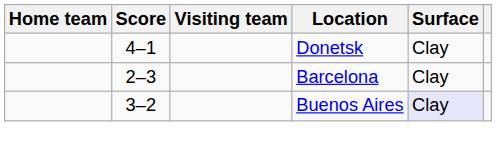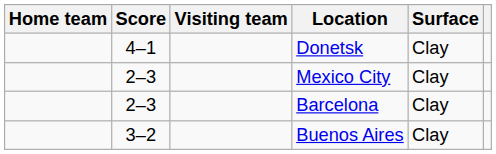+ row: (343, 76)
(430, 105) lavender background -> (430, 134) no background
